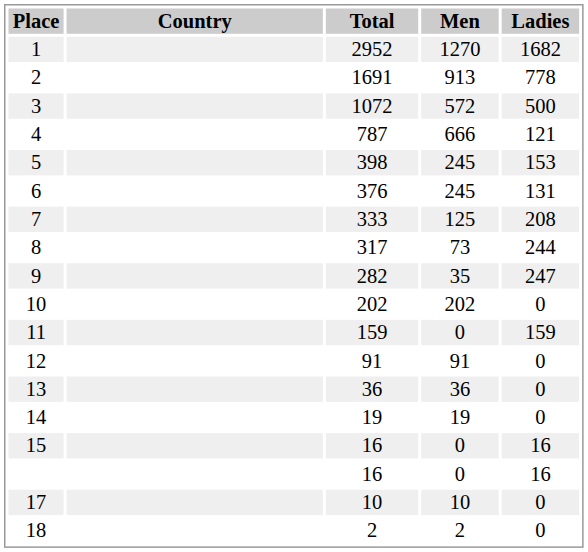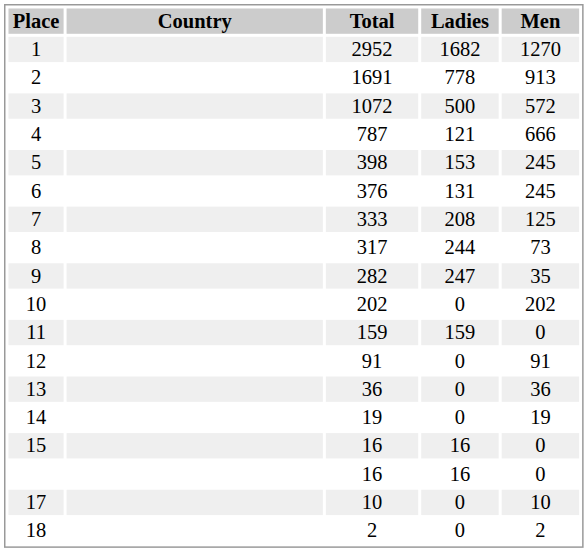columns swapped: (460, 21) <-> (540, 21)
